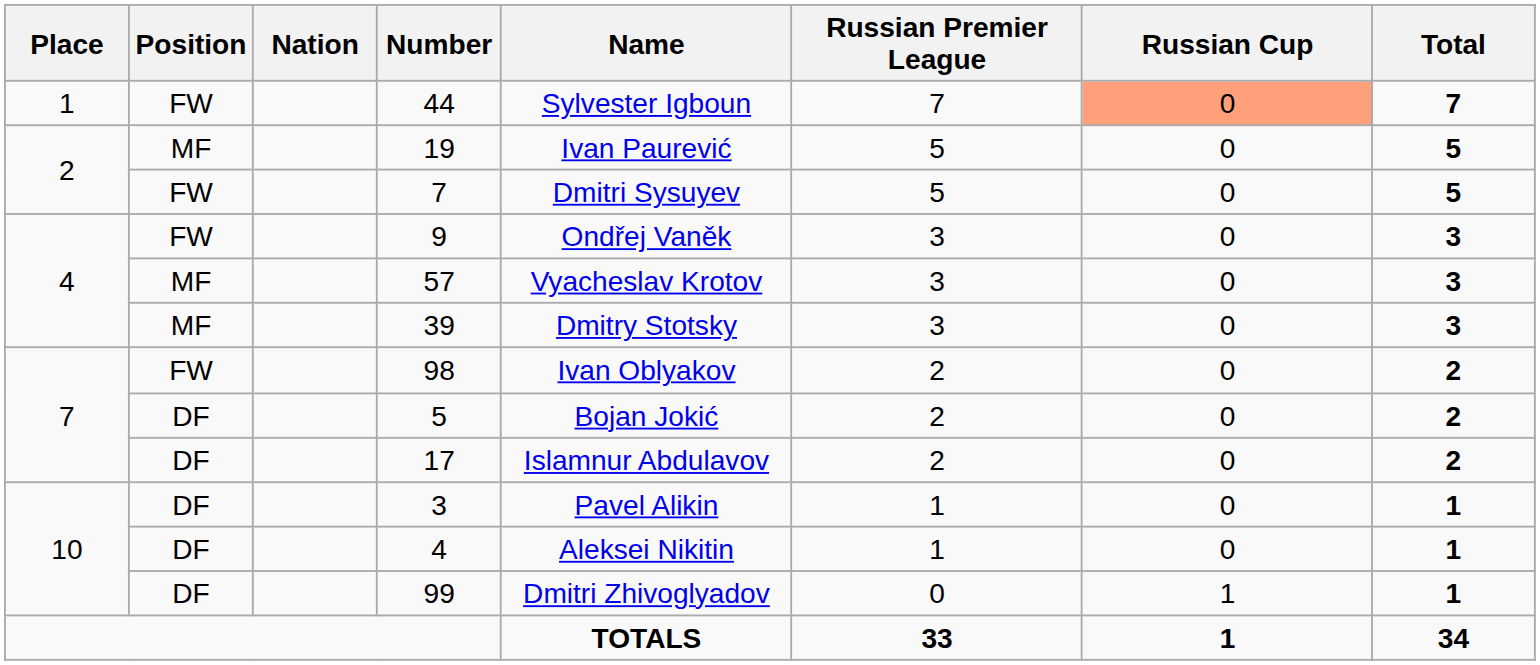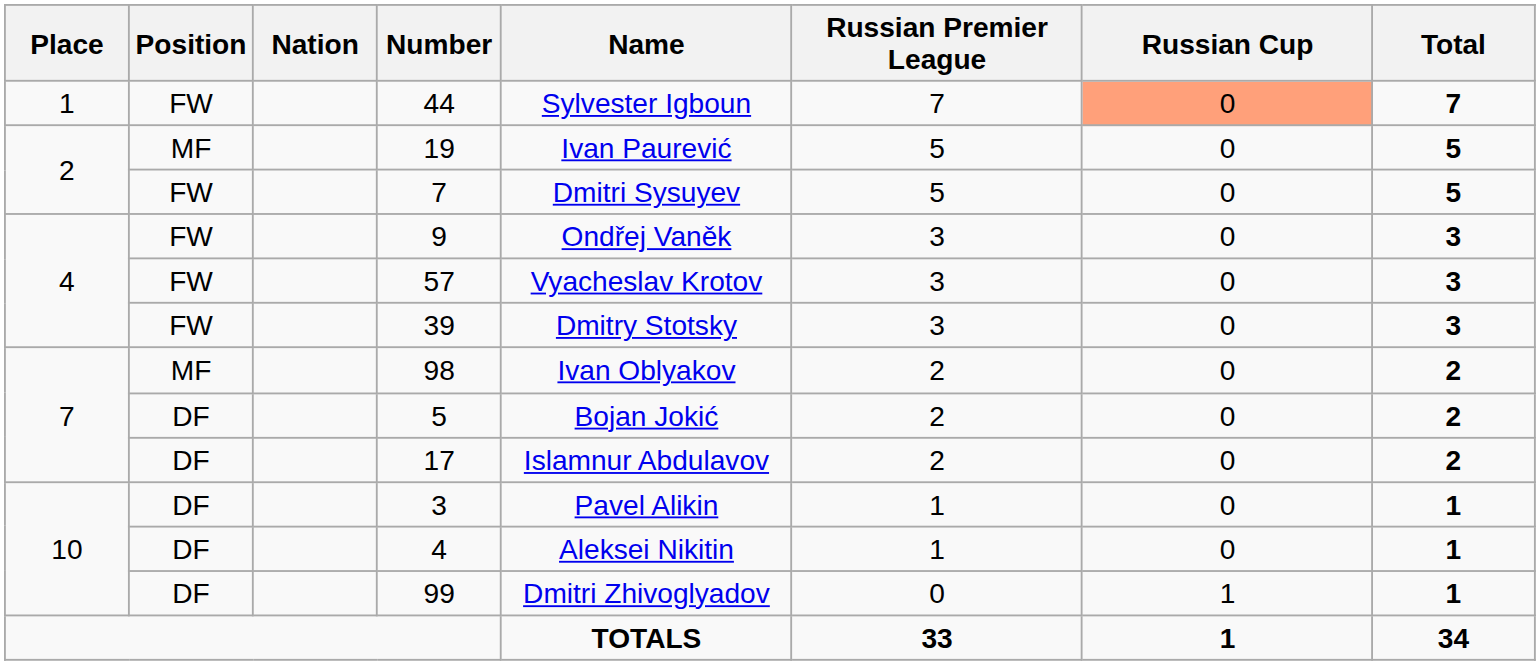(191, 281) MF -> (191, 281) FW
(191, 326) MF -> (191, 326) FW
(191, 370) FW -> (191, 370) MF
